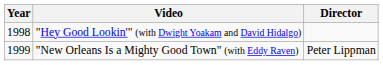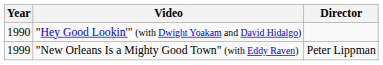(19, 32) 1998 -> (19, 32) 1990
